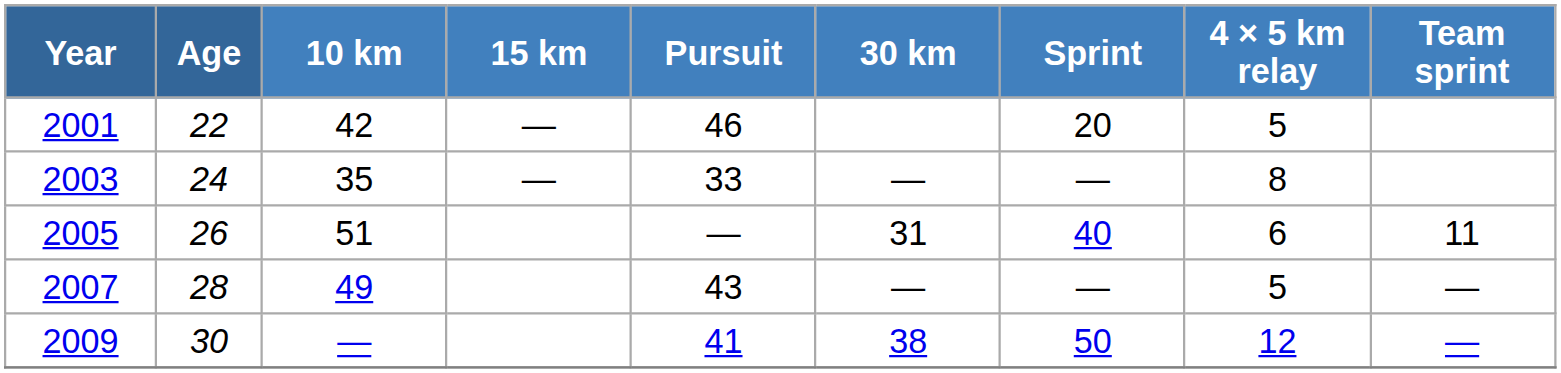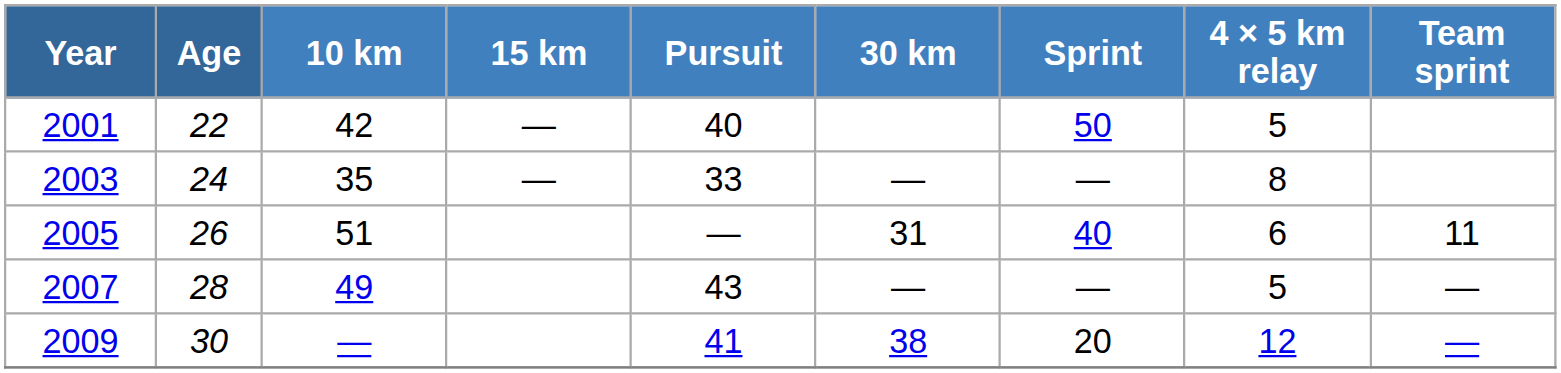(724, 125) 46 -> (724, 125) 40
(1093, 125) 20 -> (1093, 125) 50
(1093, 341) 50 -> (1093, 341) 20
